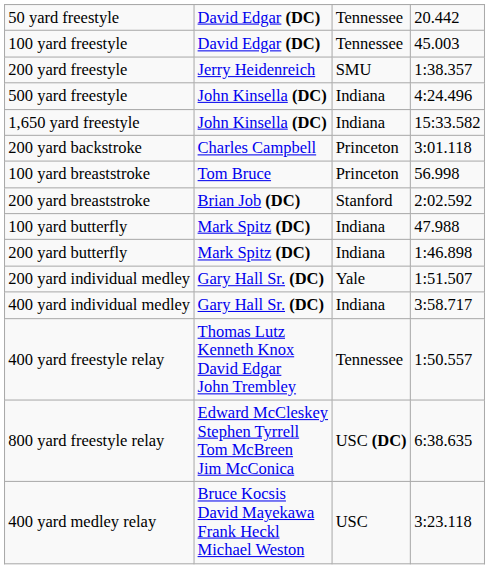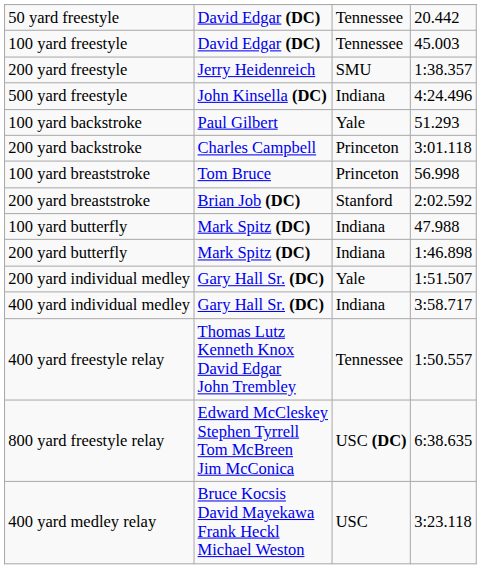- row: (74, 122)
+ row: (75, 122)
